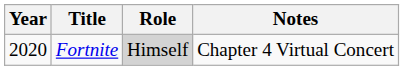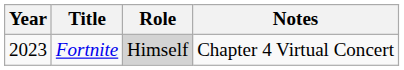(28, 49) 2020 -> (28, 49) 2023
